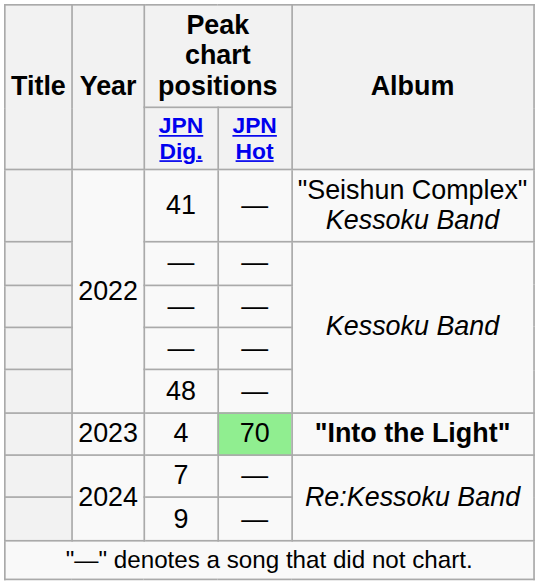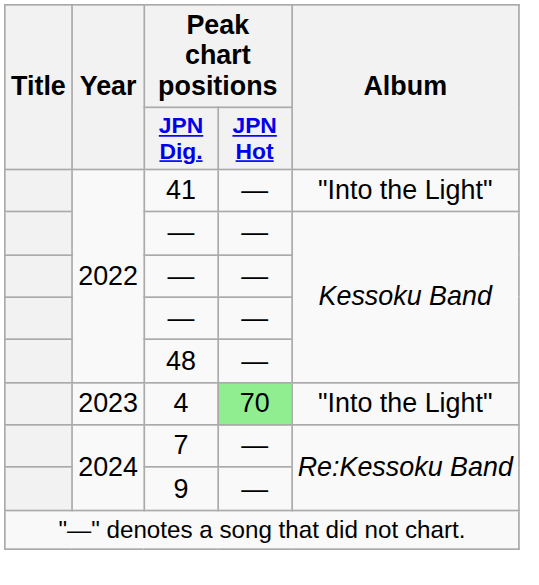(413, 205) "Seishun Complex" Kessoku Band -> (405, 190) "Into the Light"
(413, 433) bold -> (405, 403) normal
